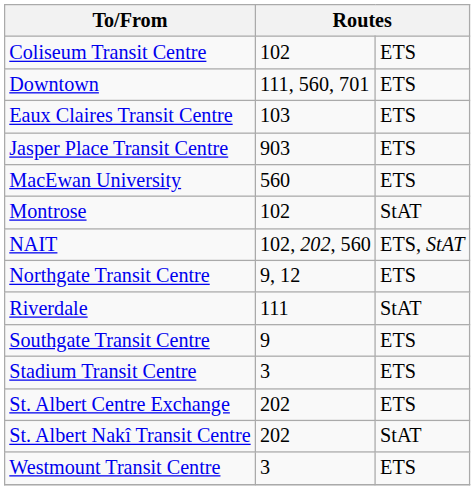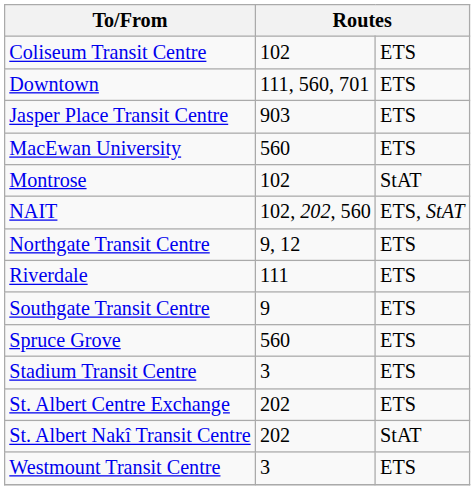- row: (121, 116)
(401, 308) StAT -> (398, 276) ETS
+ row: (65, 340)
